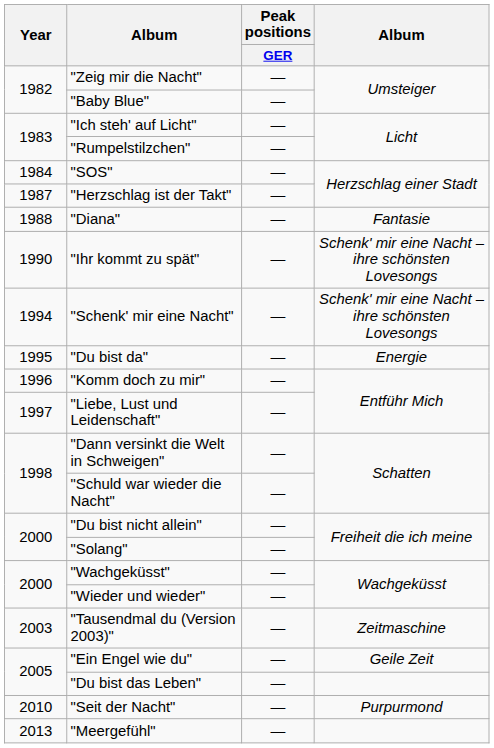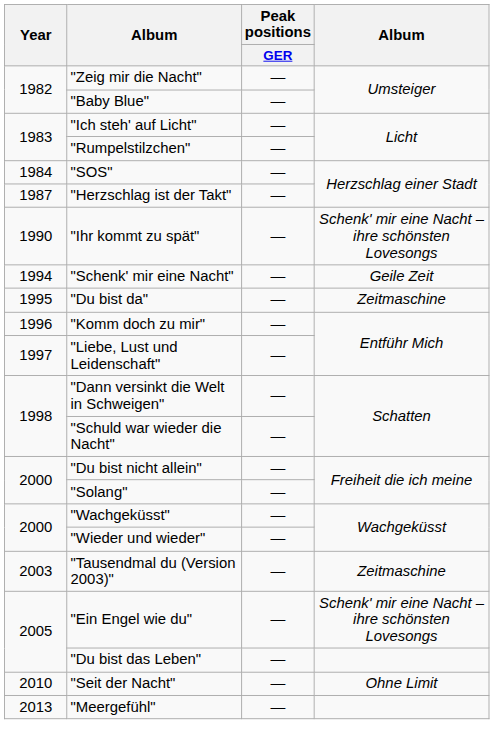- row: (95, 219)
(401, 316) Schenk' mir eine Nacht – ihre schönsten Lovesongs -> (402, 276) Geile Zeit
(402, 357) Energie -> (402, 300) Zeitmaschine
(402, 660) Geile Zeit -> (401, 619) Schenk' mir eine Nacht – ihre schönsten Lovesongs
(401, 707) Purpurmond -> (402, 683) Ohne Limit
